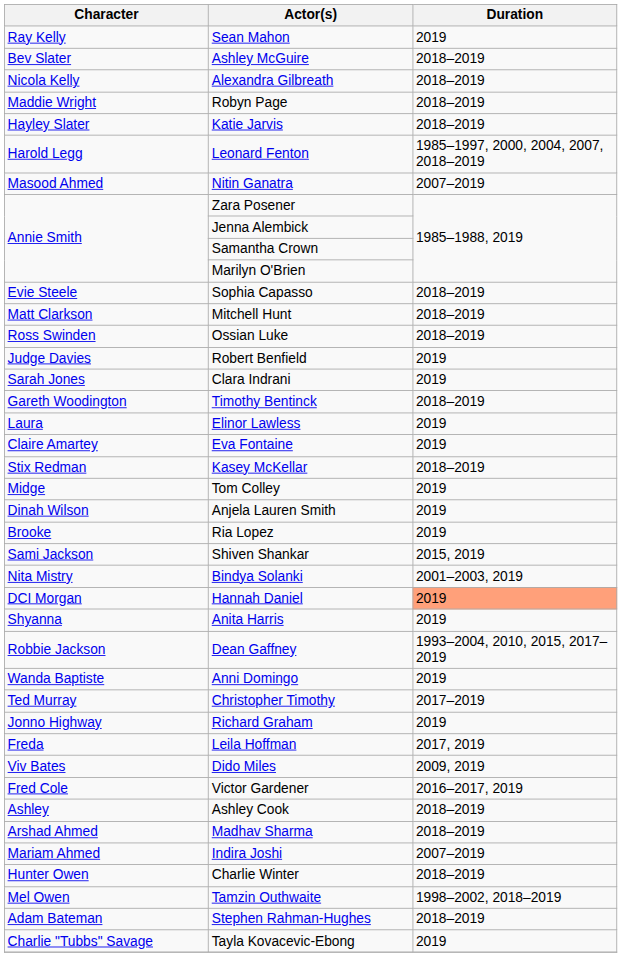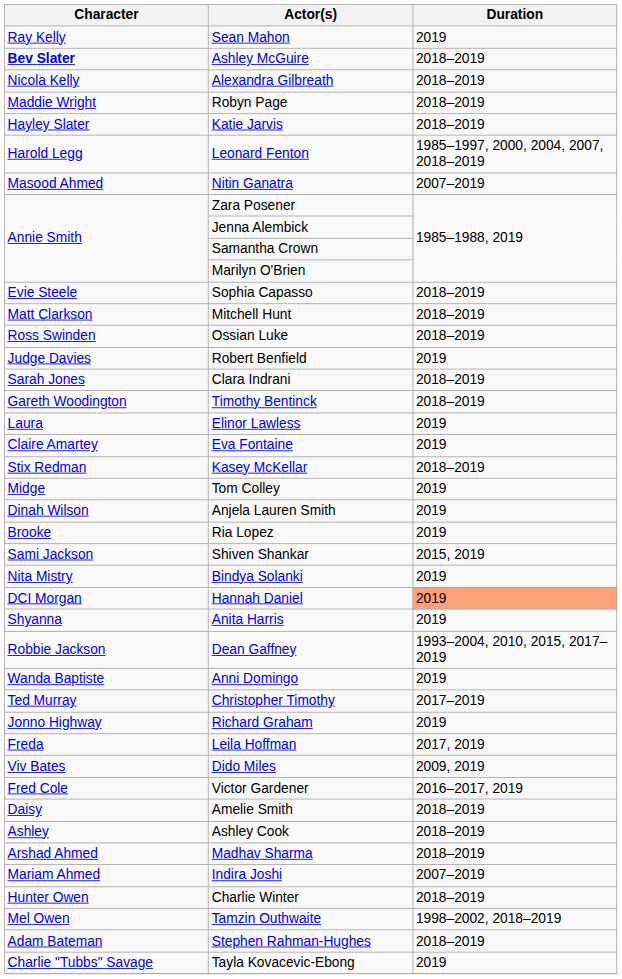(39, 59) normal -> (41, 59) bold
(431, 380) 2019 -> (450, 380) 2018–2019
(469, 576) 2001–2003, 2019 -> (431, 576) 2019
+ row: (252, 810)
